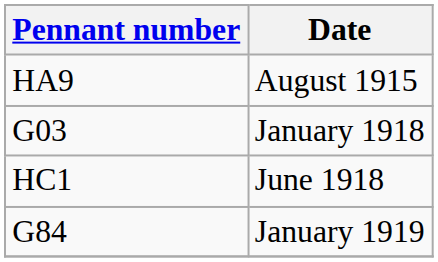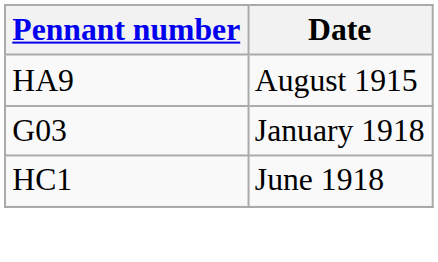- row: (40, 230)
